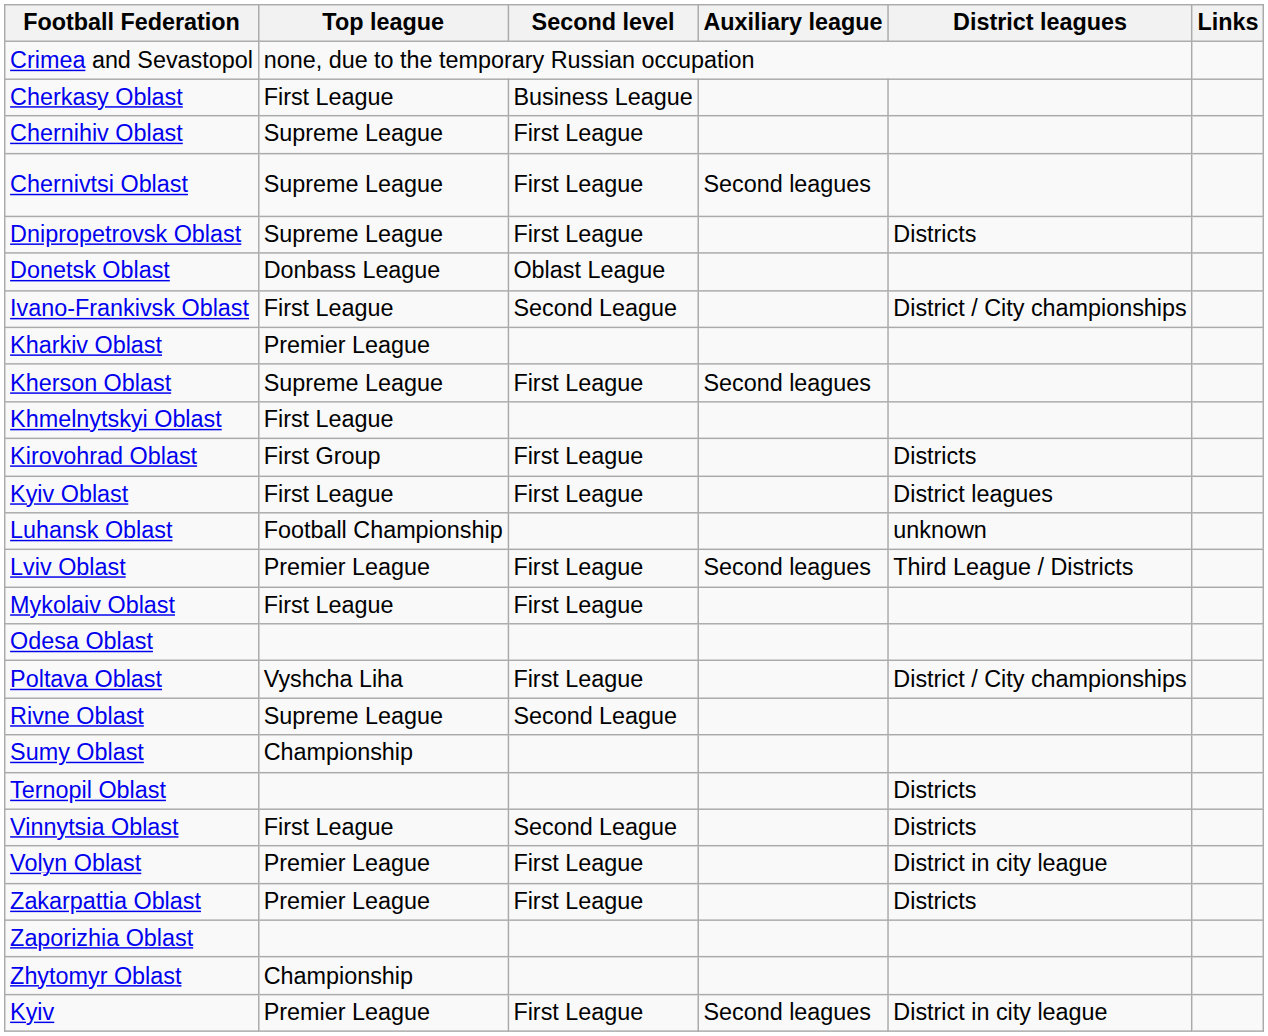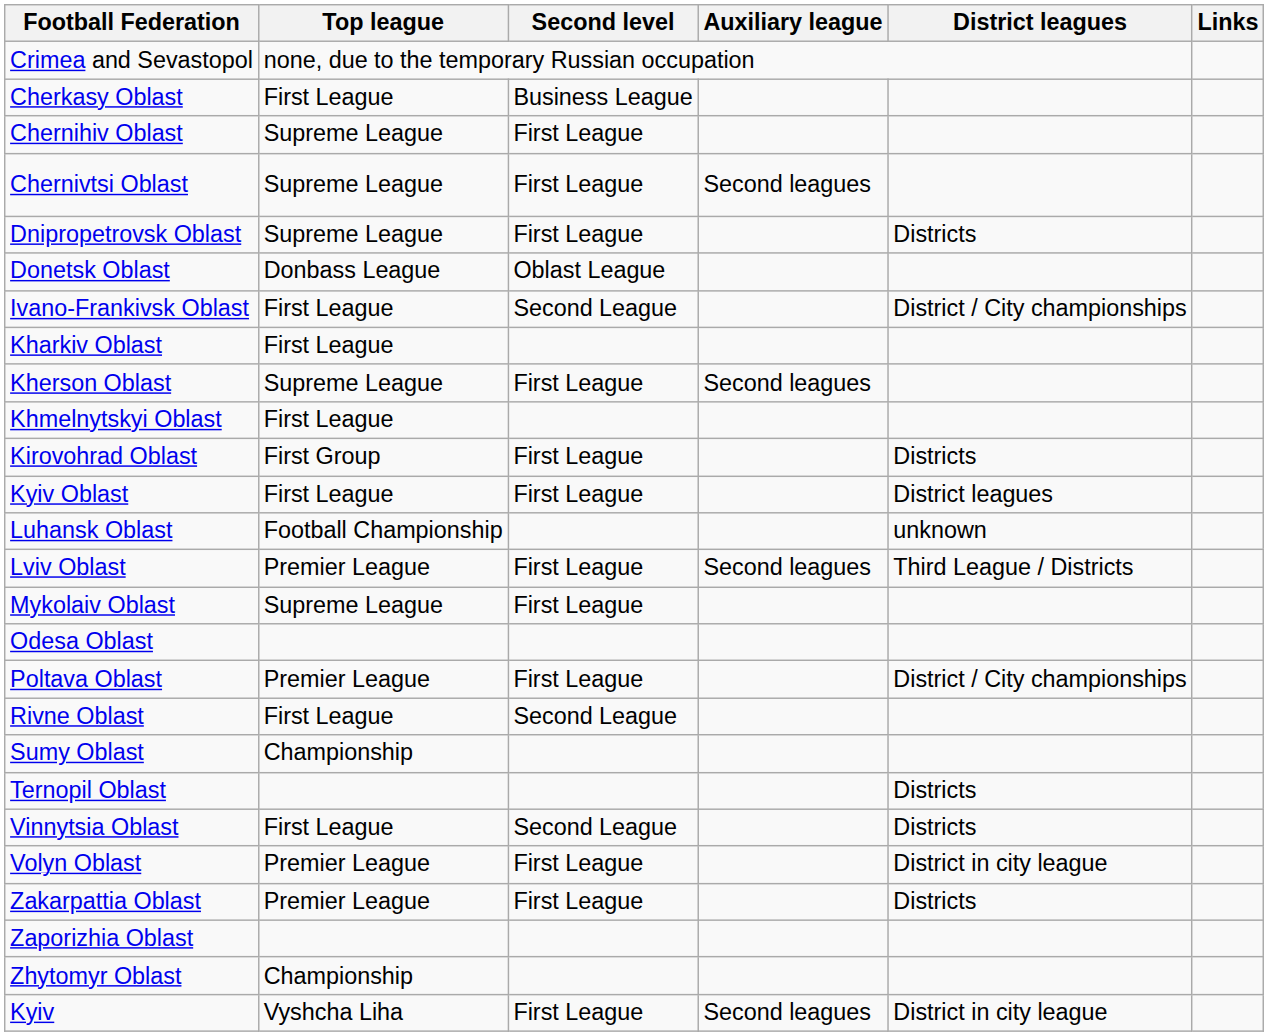(347, 345) Premier League -> (329, 345) First League
(329, 605) First League -> (353, 605) Supreme League
(333, 679) Vyshcha Liha -> (347, 679) Premier League
(353, 716) Supreme League -> (329, 716) First League
(347, 1012) Premier League -> (333, 1012) Vyshcha Liha
